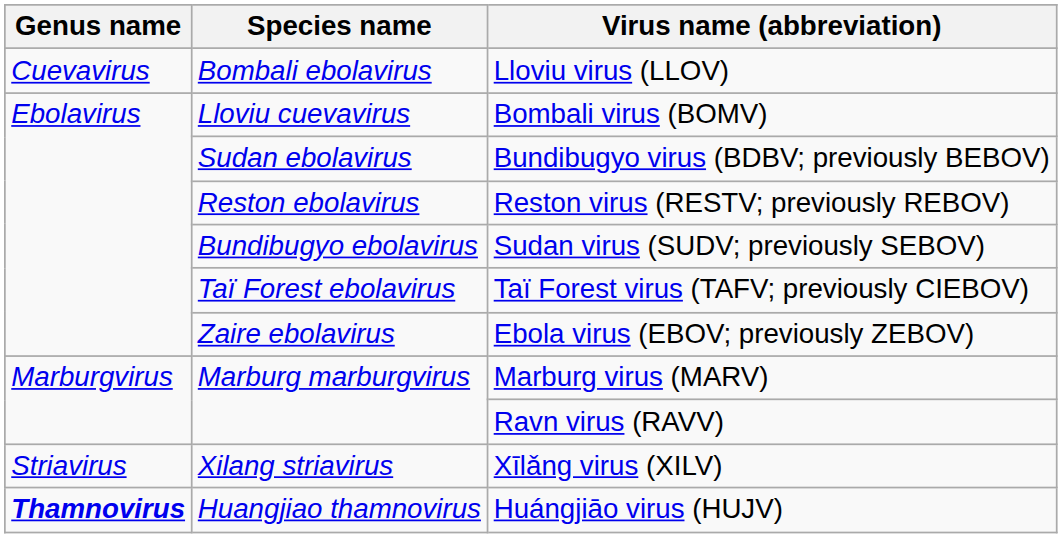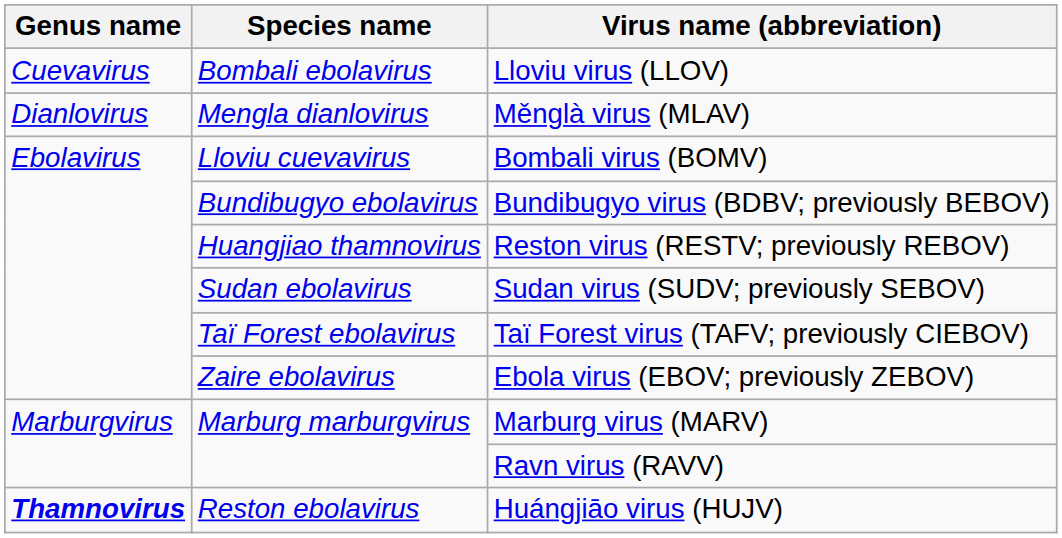+ row: (622, 114)
(305, 158) Sudan ebolavirus -> (338, 202) Bundibugyo ebolavirus
(309, 202) Reston ebolavirus -> (339, 245) Huangjiao thamnovirus
(338, 245) Bundibugyo ebolavirus -> (305, 289) Sudan ebolavirus
- row: (608, 465)
(339, 509) Huangjiao thamnovirus -> (309, 509) Reston ebolavirus
